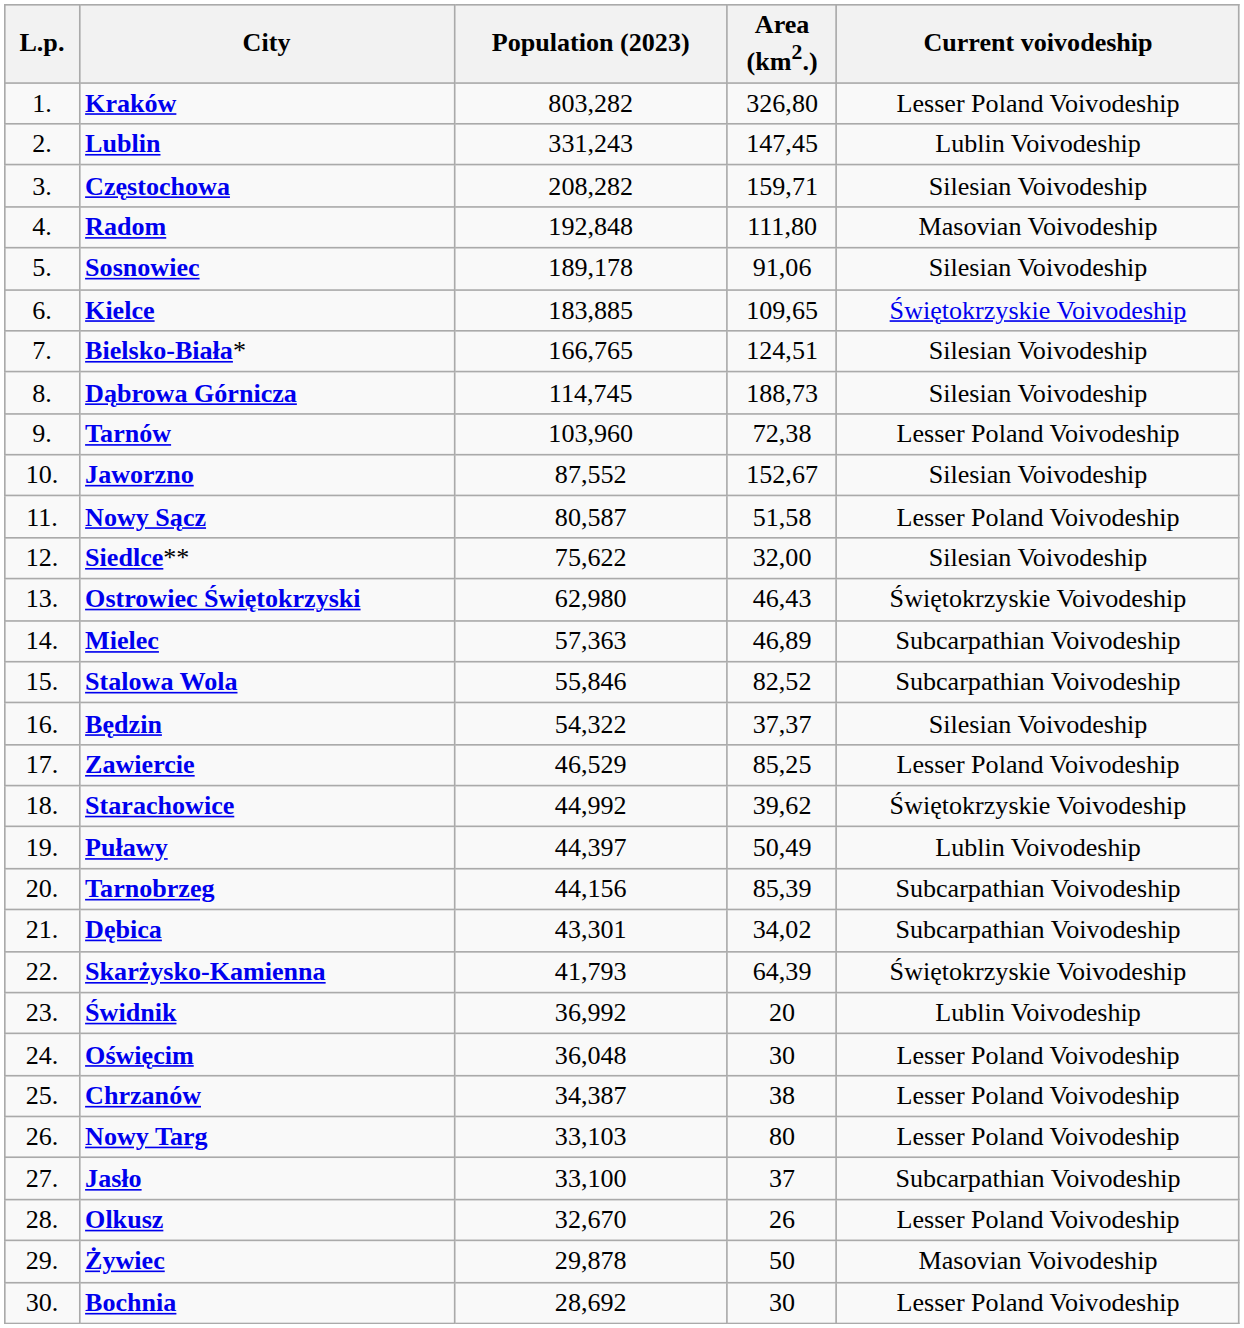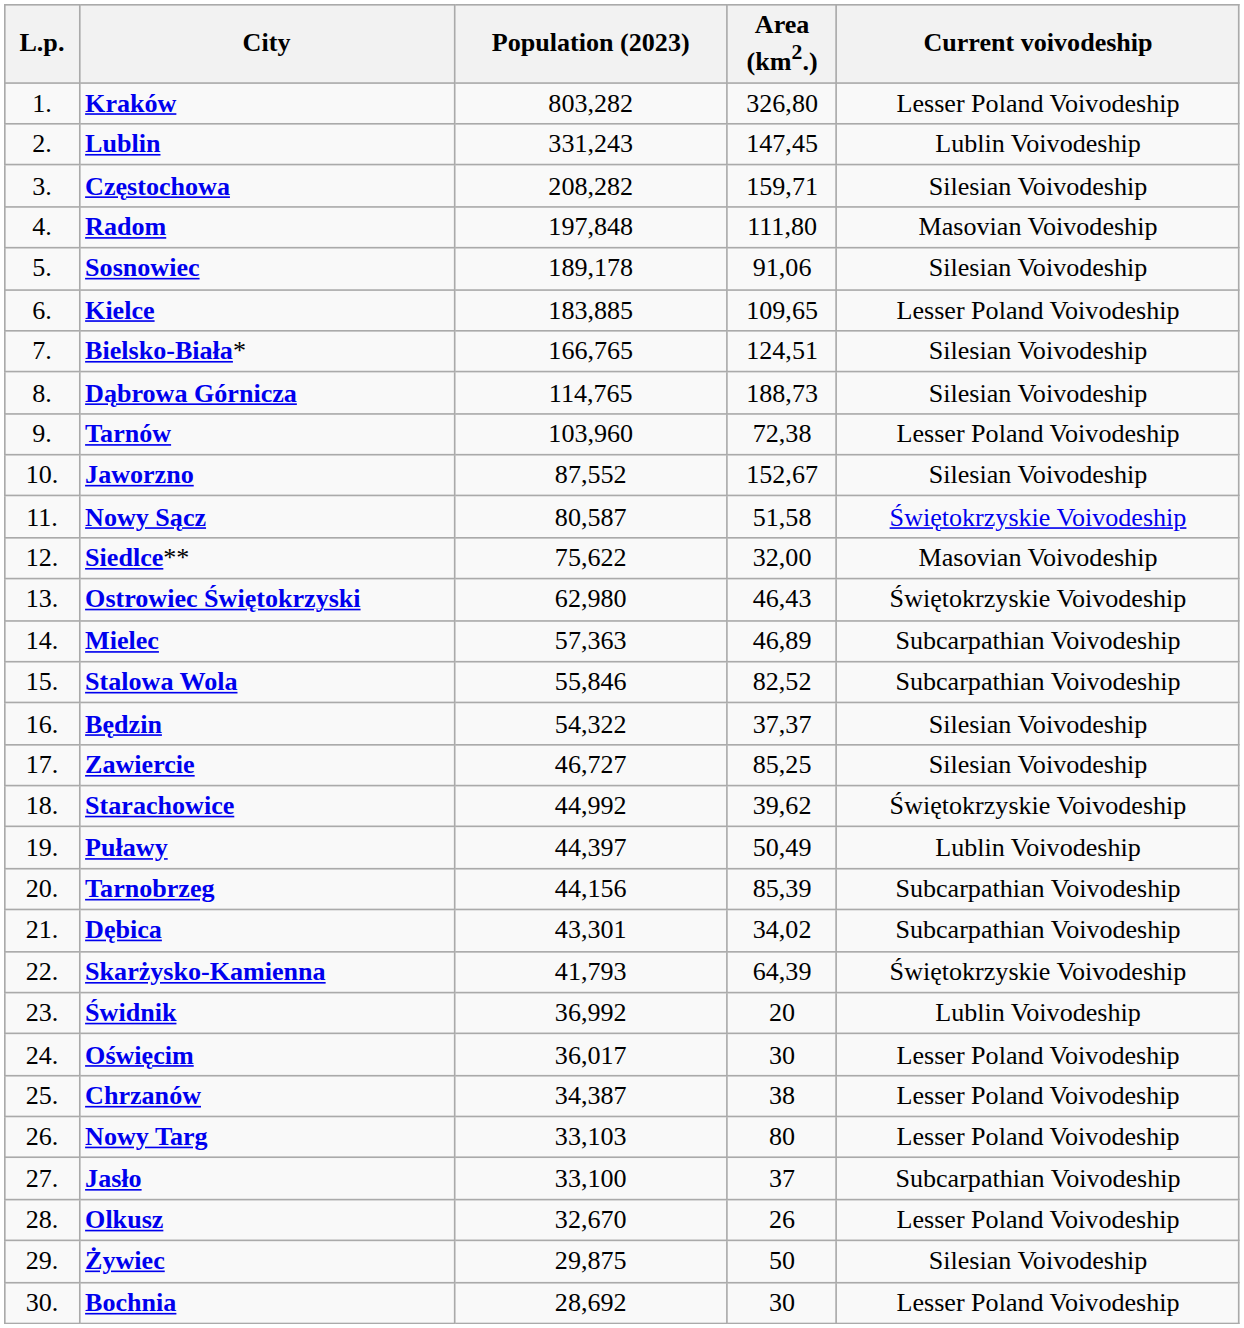(591, 227) 192,848 -> (591, 227) 197,848
(1038, 309) Świętokrzyskie Voivodeship -> (1038, 309) Lesser Poland Voivodeship
(591, 392) 114,745 -> (591, 392) 114,765
(1038, 516) Lesser Poland Voivodeship -> (1038, 516) Świętokrzyskie Voivodeship
(1038, 557) Silesian Voivodeship -> (1038, 557) Masovian Voivodeship
(591, 764) 46,529 -> (591, 764) 46,727
(1038, 764) Lesser Poland Voivodeship -> (1038, 764) Silesian Voivodeship
(591, 1054) 36,048 -> (591, 1054) 36,017
(591, 1261) 29,878 -> (591, 1261) 29,875
(1038, 1261) Masovian Voivodeship -> (1038, 1261) Silesian Voivodeship
